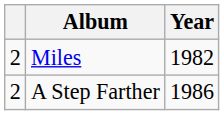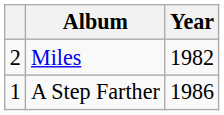(15, 92) 2 -> (15, 92) 1
